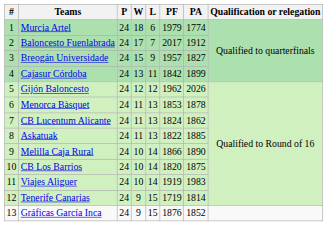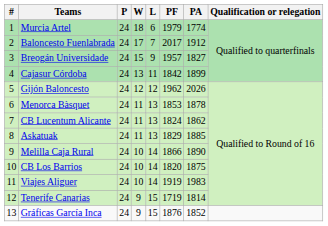(172, 136) 1822 -> (172, 136) 1829
